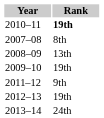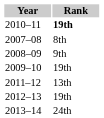(62, 53) 13th -> (60, 53) 9th
(60, 82) 9th -> (62, 82) 13th
